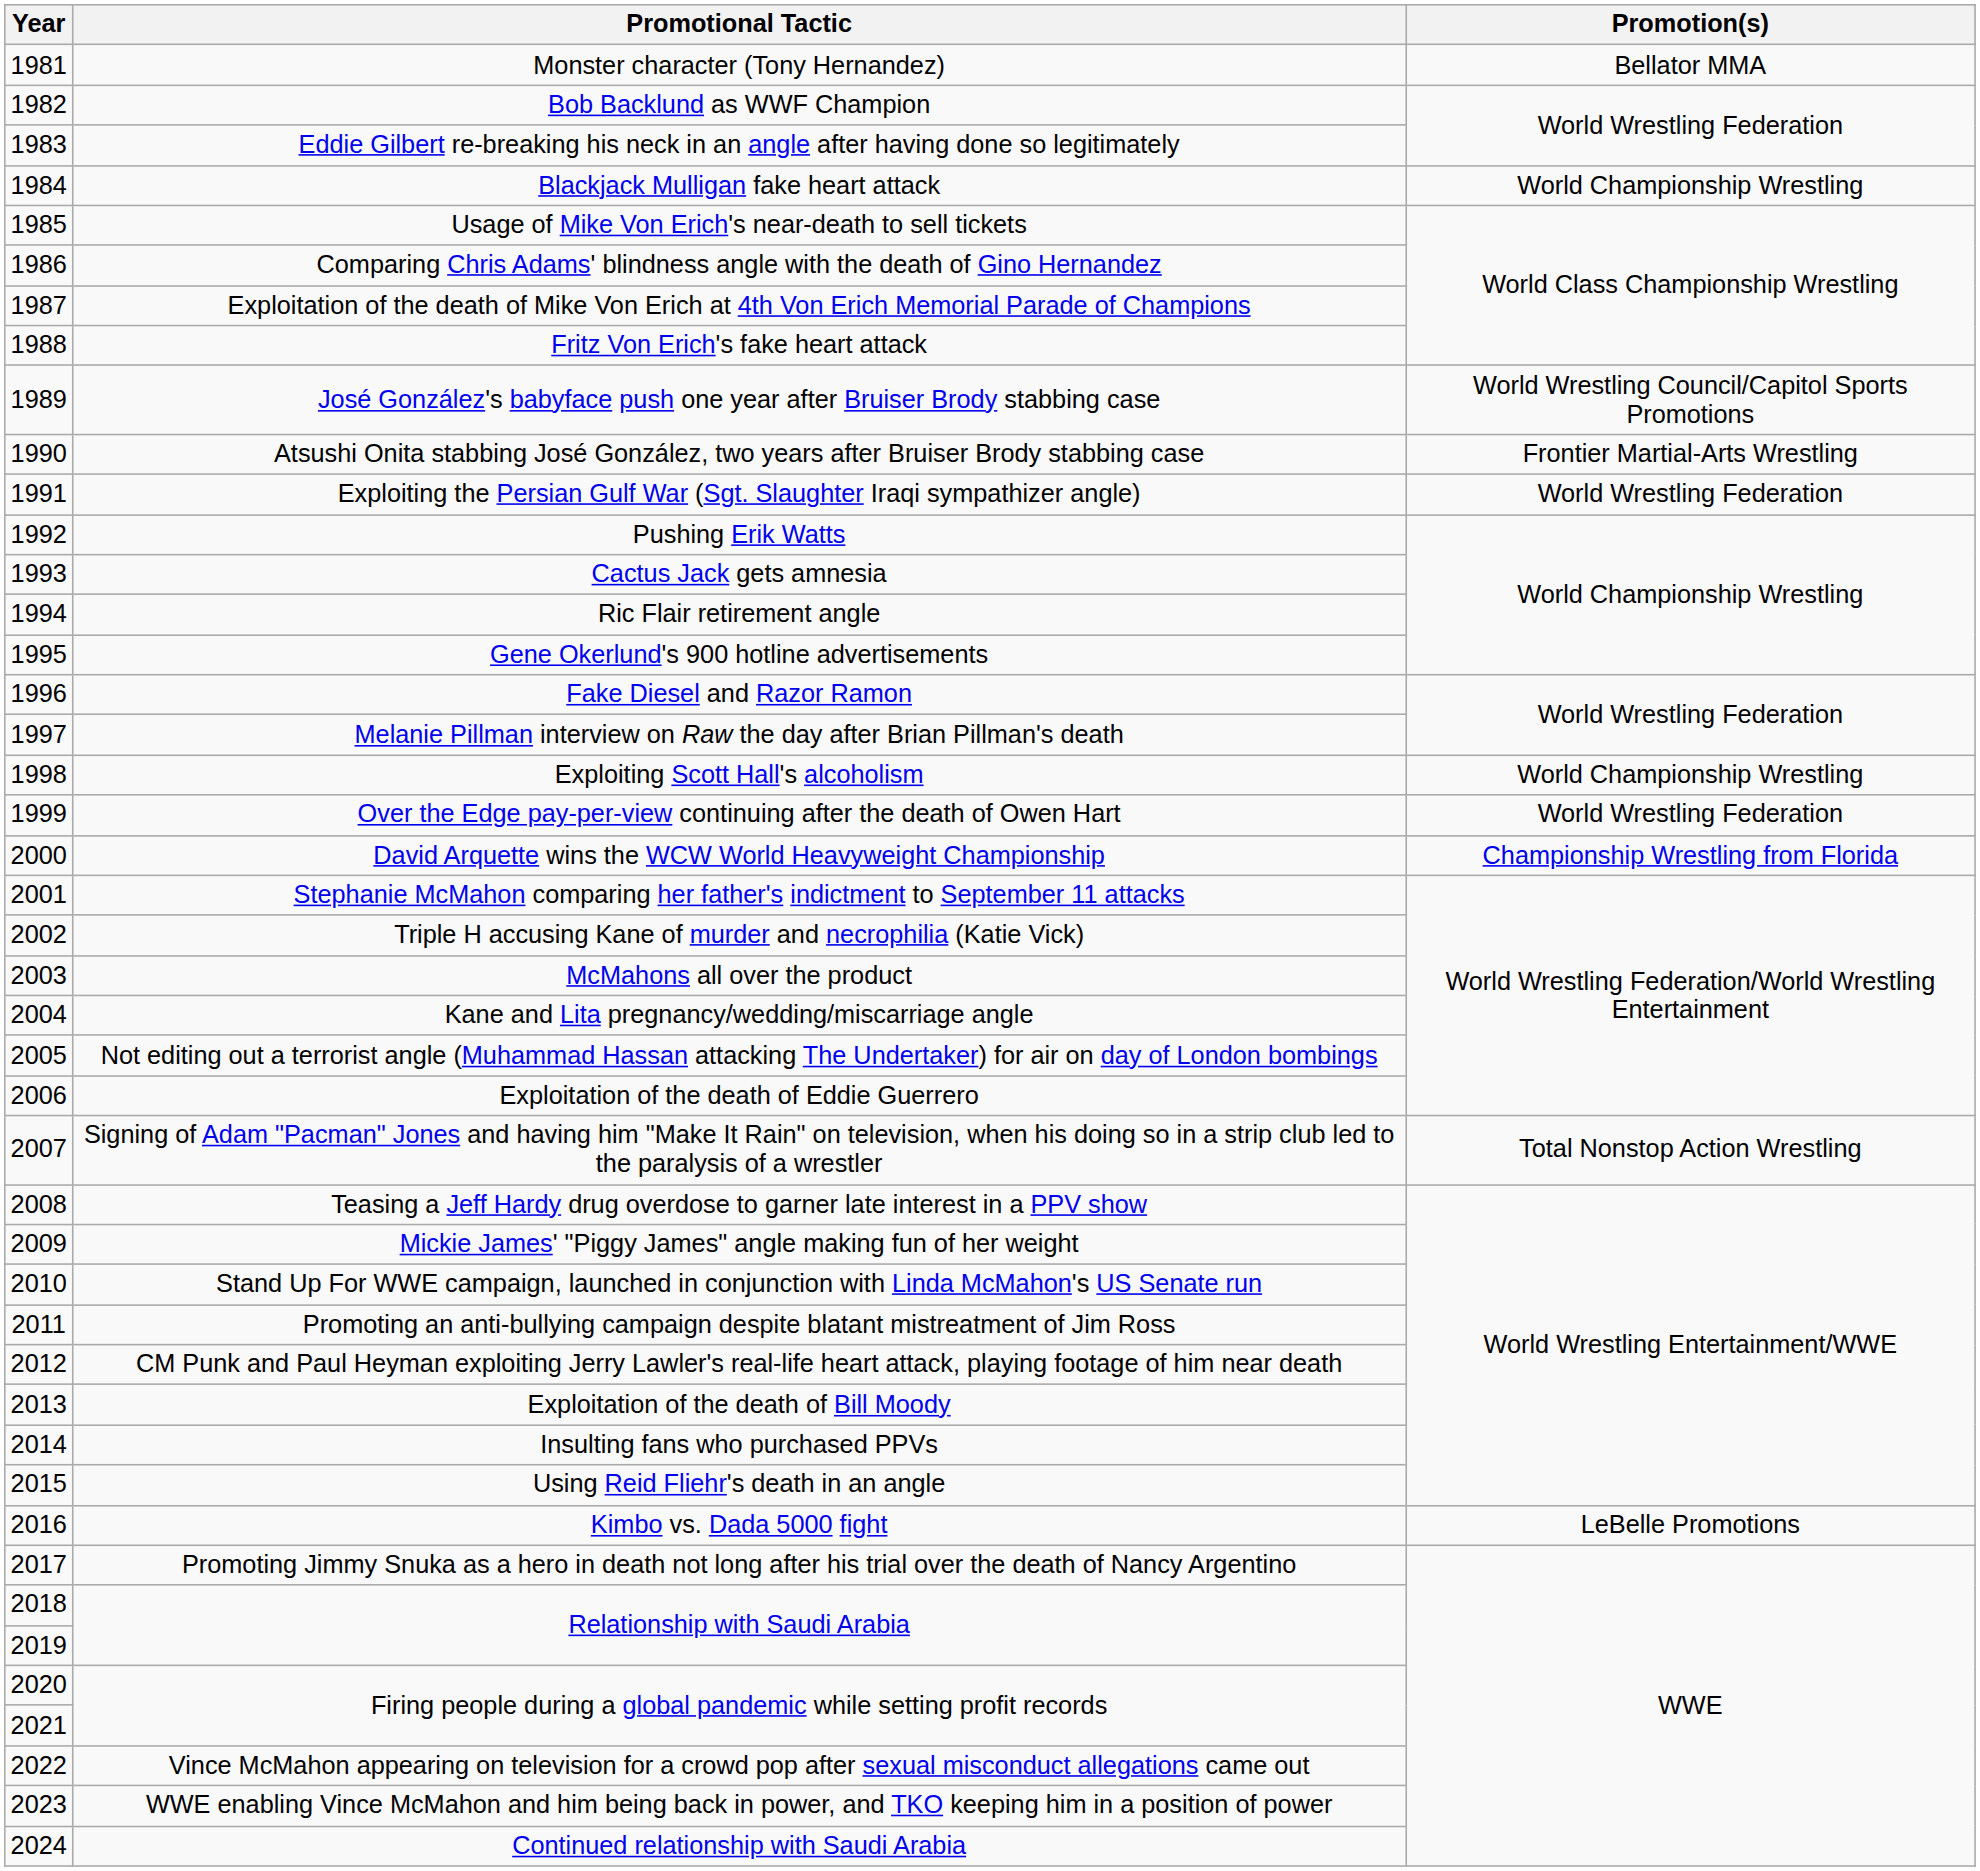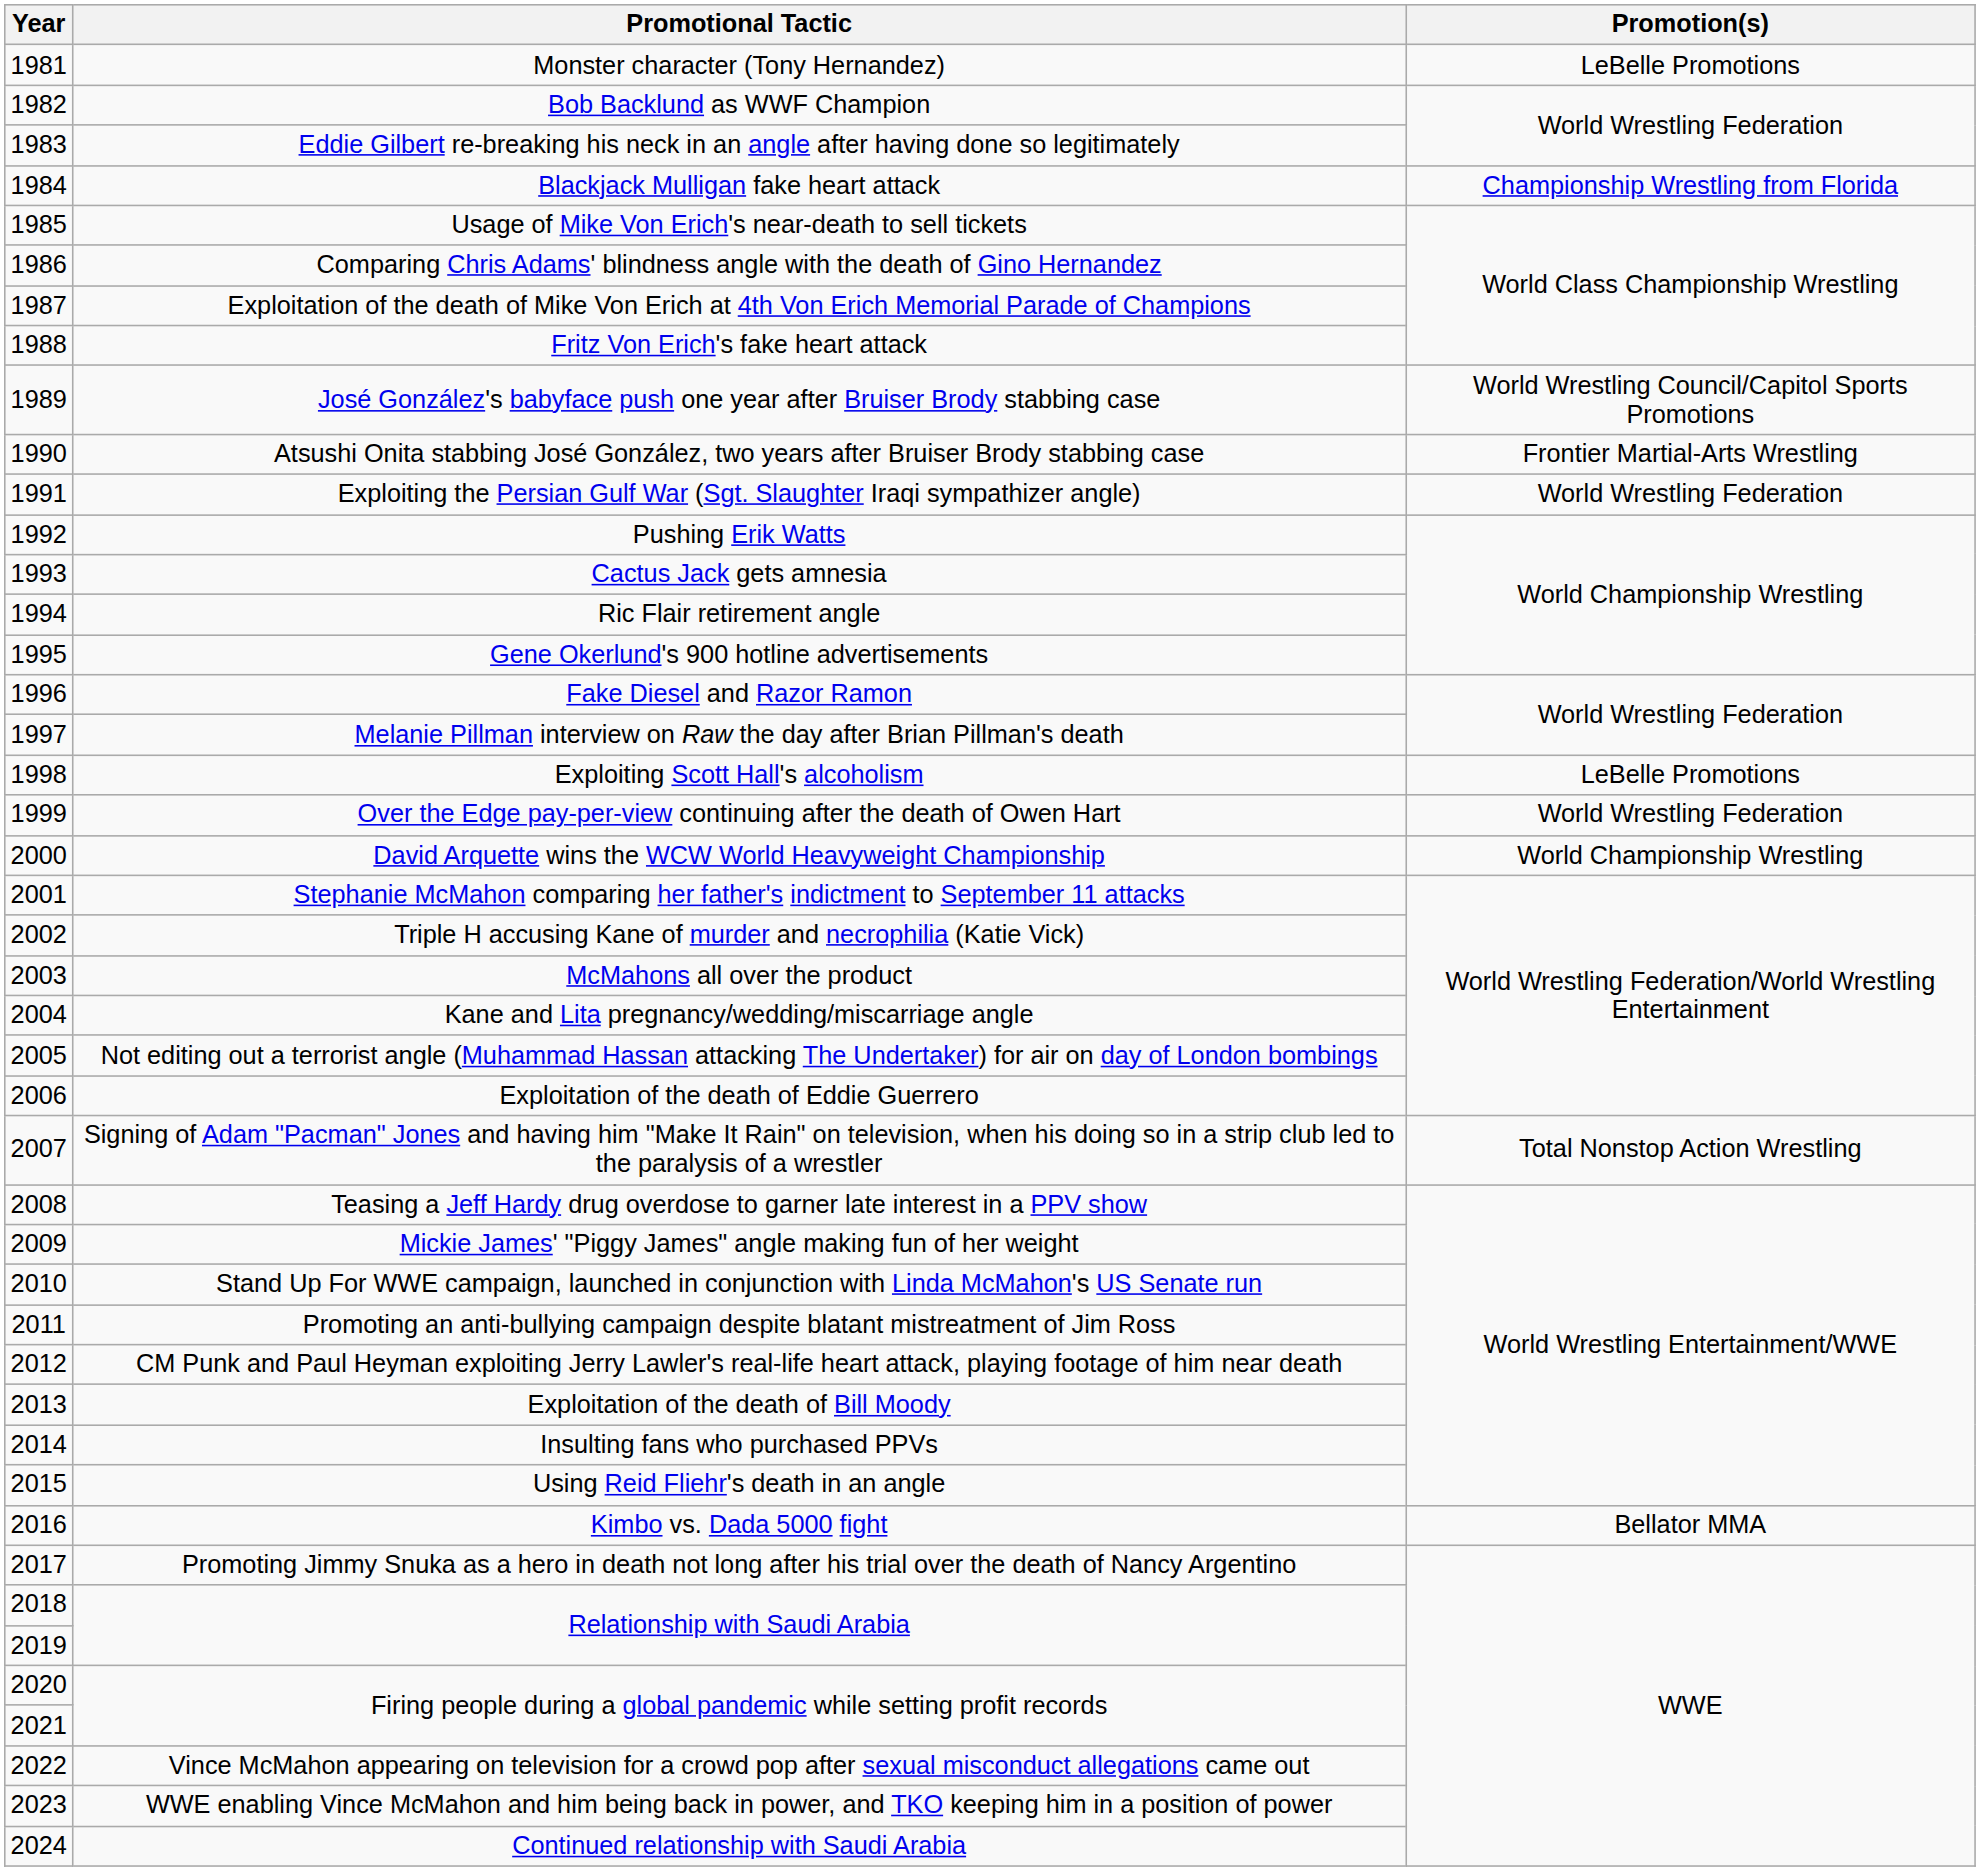(1690, 64) Bellator MMA -> (1690, 64) LeBelle Promotions
(1690, 184) World Championship Wrestling -> (1690, 184) Championship Wrestling from Florida
(1690, 774) World Championship Wrestling -> (1690, 774) LeBelle Promotions
(1690, 854) Championship Wrestling from Florida -> (1690, 854) World Championship Wrestling
(1690, 1524) LeBelle Promotions -> (1690, 1524) Bellator MMA
